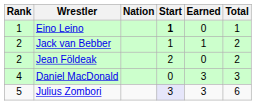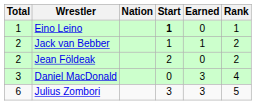columns swapped: (19, 12) <-> (237, 12)
(170, 92) lavender background -> (169, 92) no background
